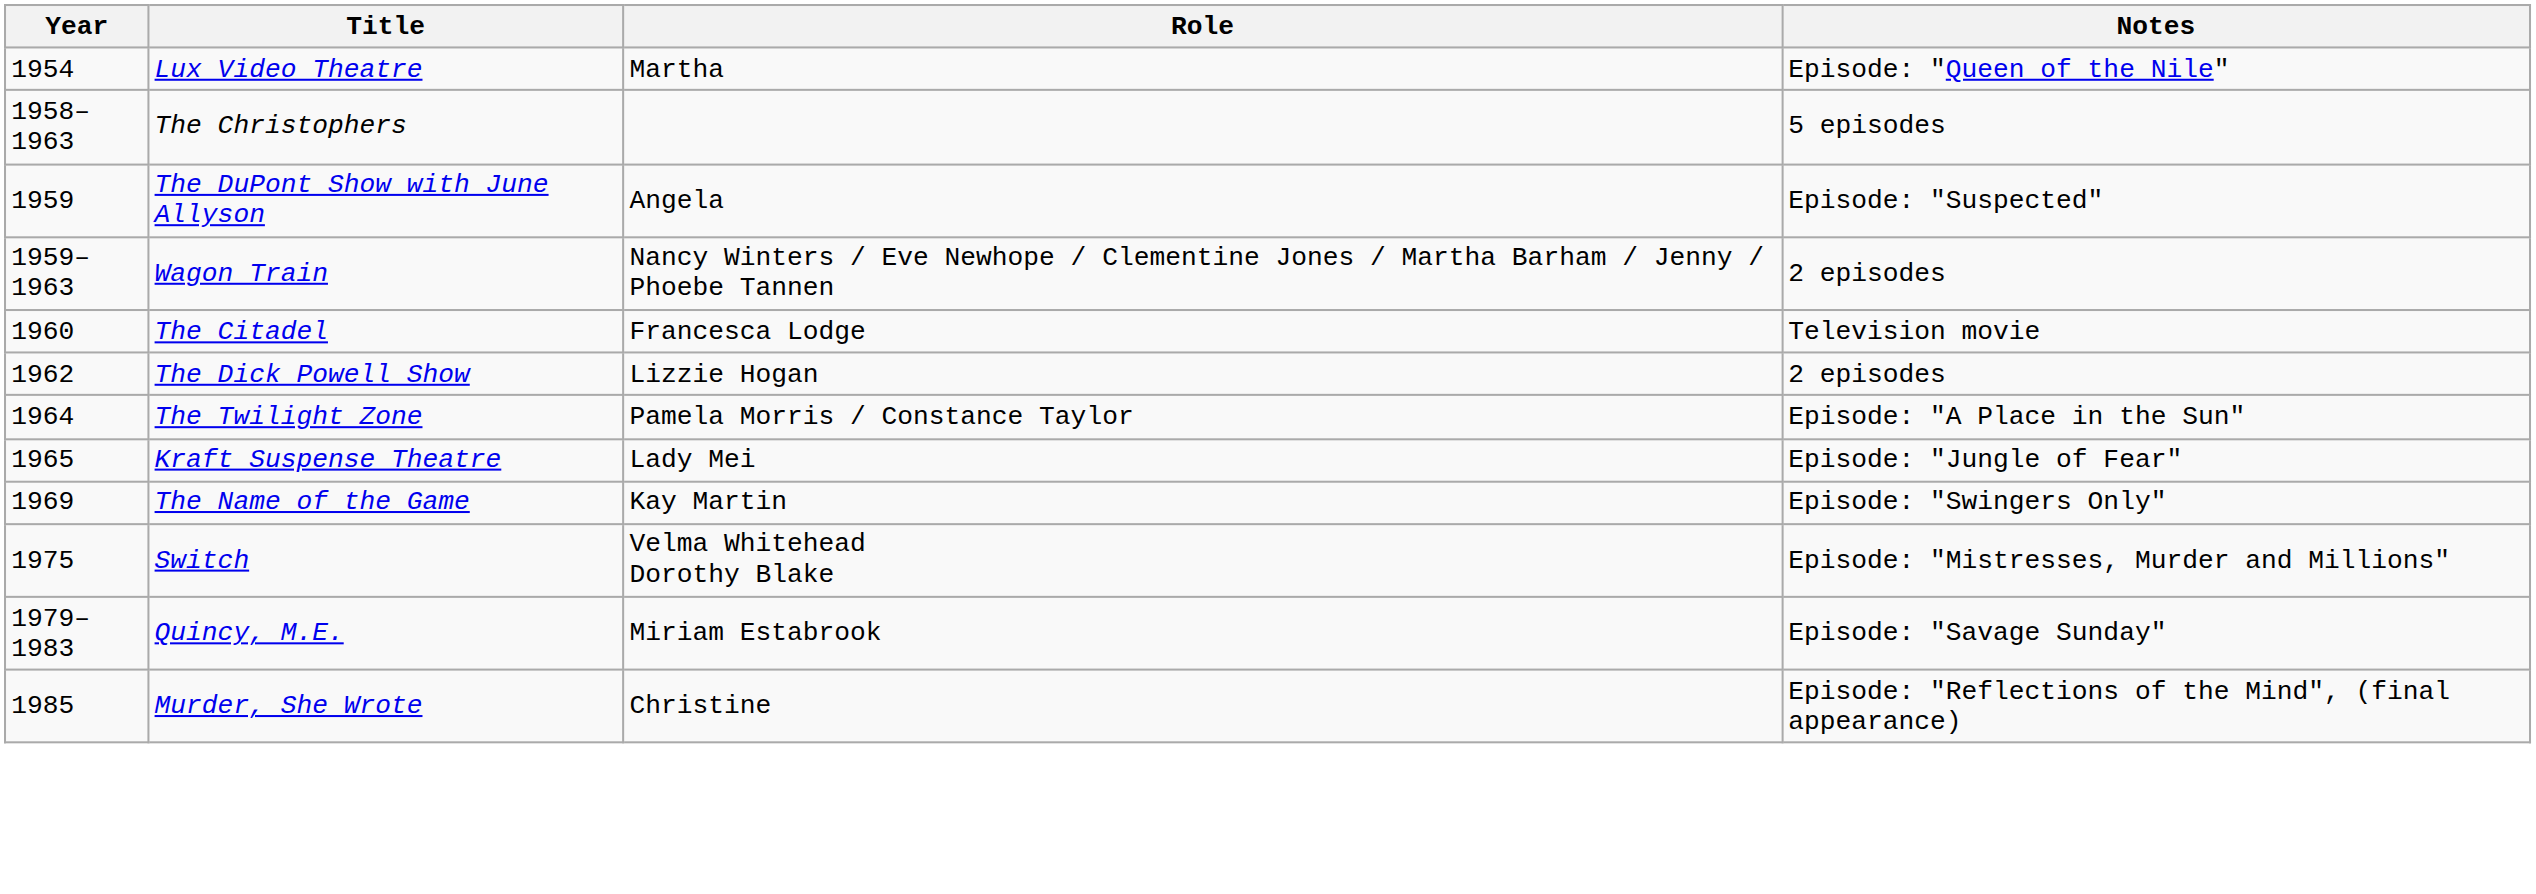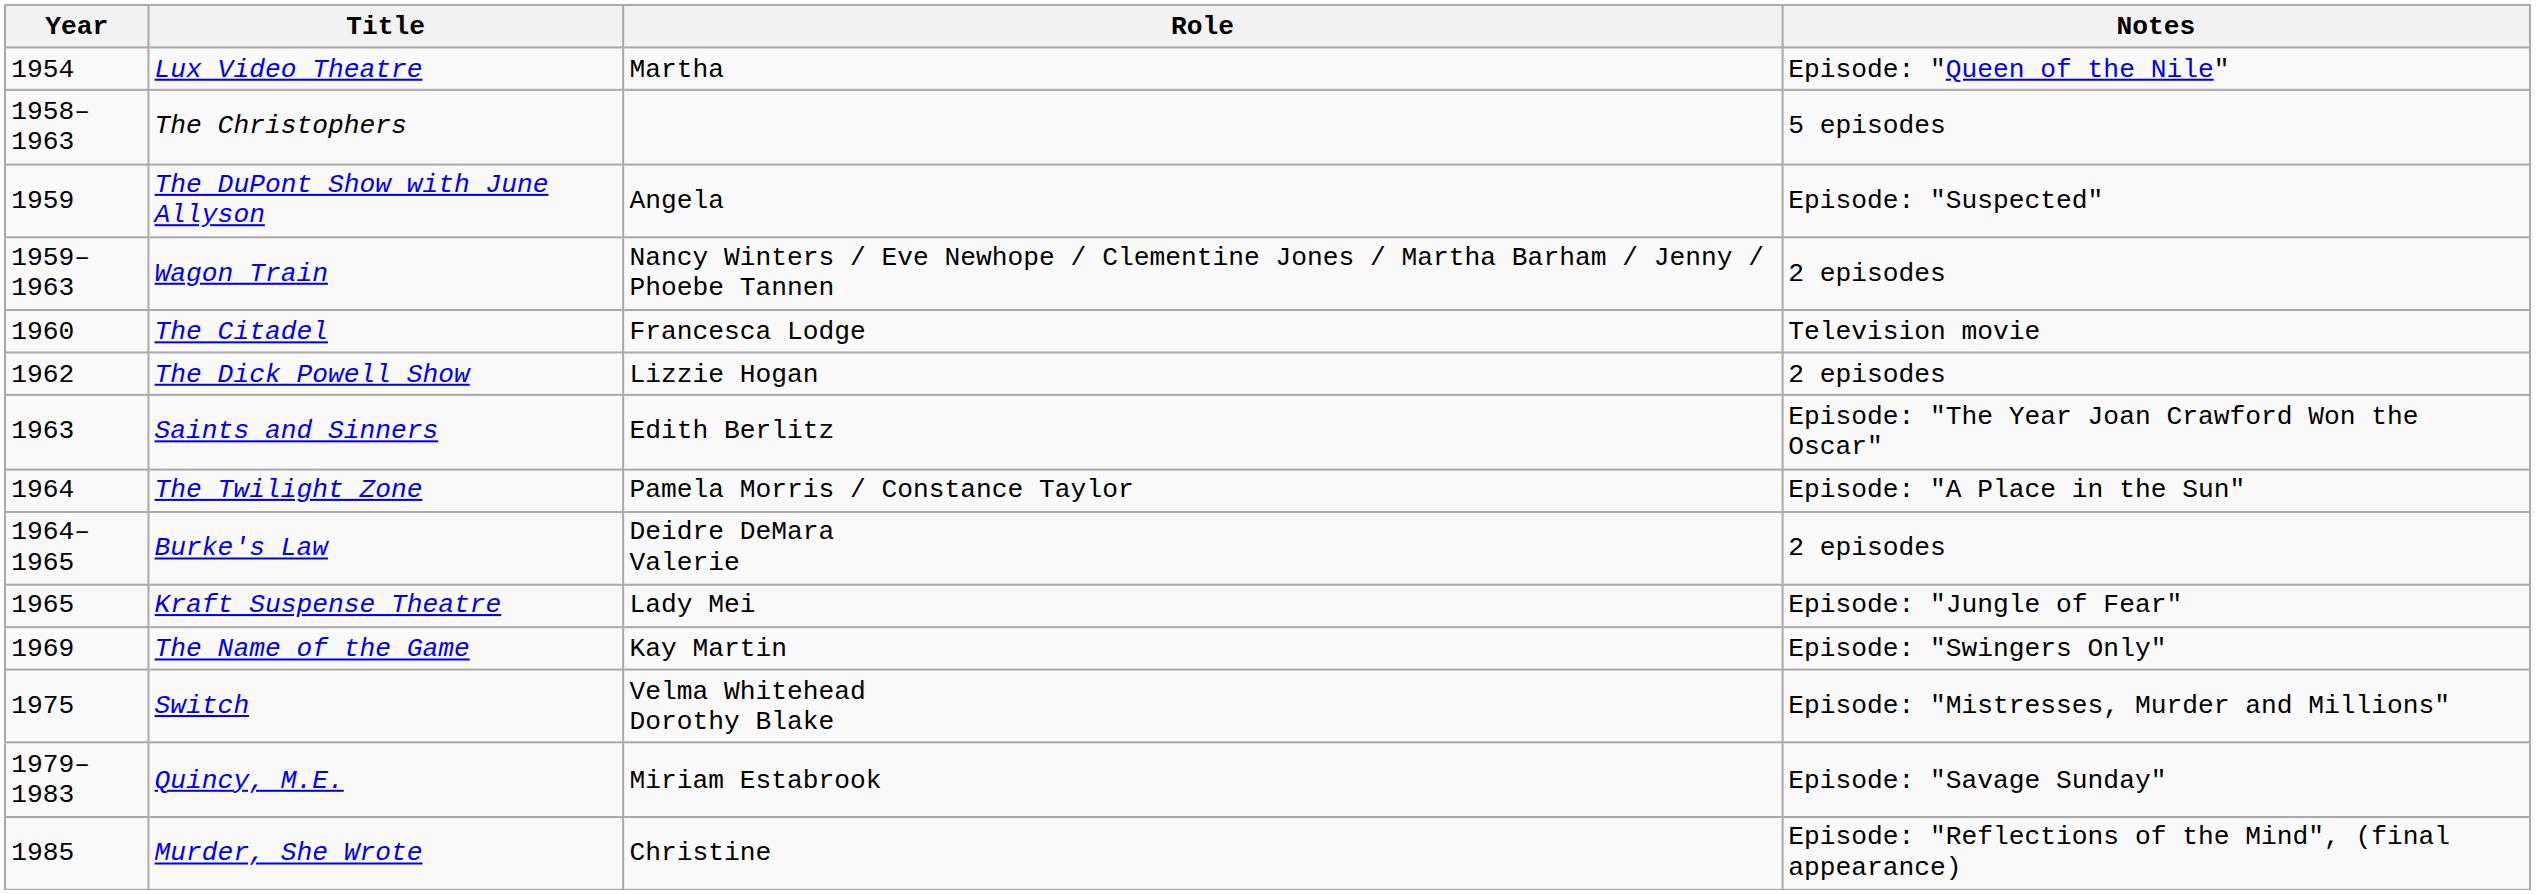+ row: (296, 432)
+ row: (241, 548)
